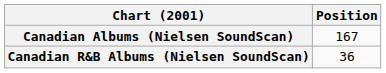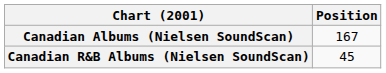(347, 57) 36 -> (347, 57) 45
